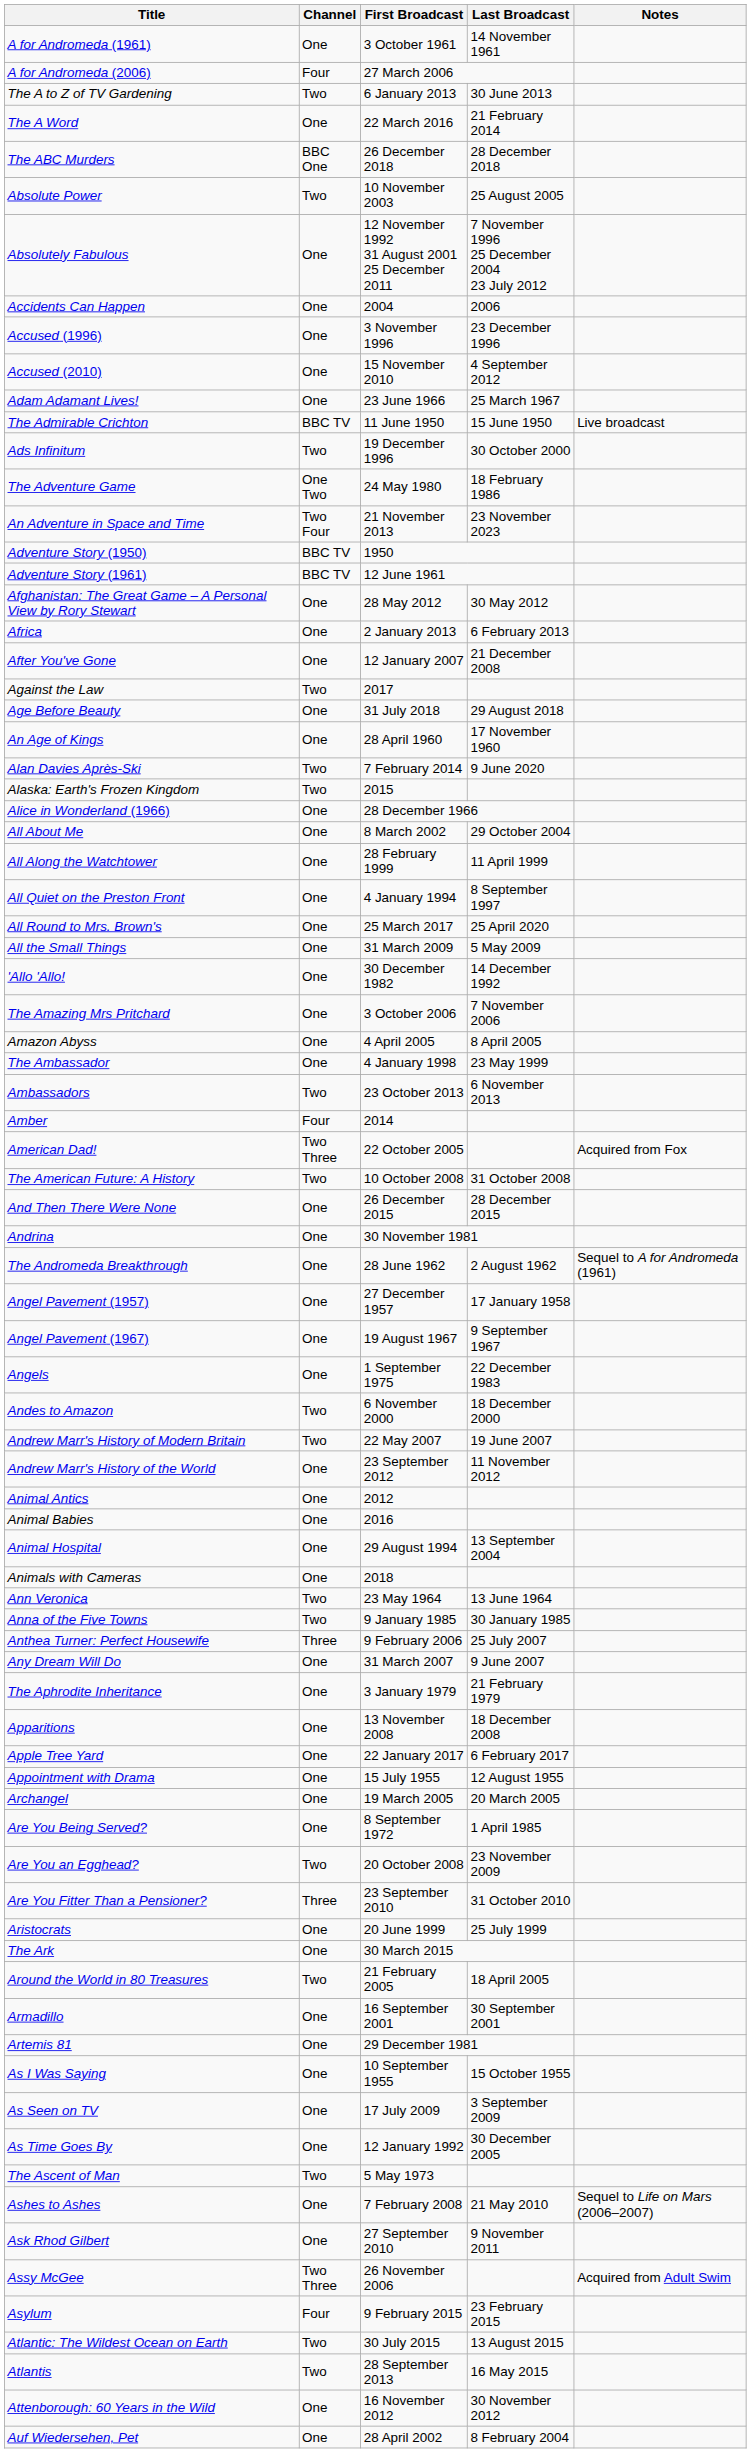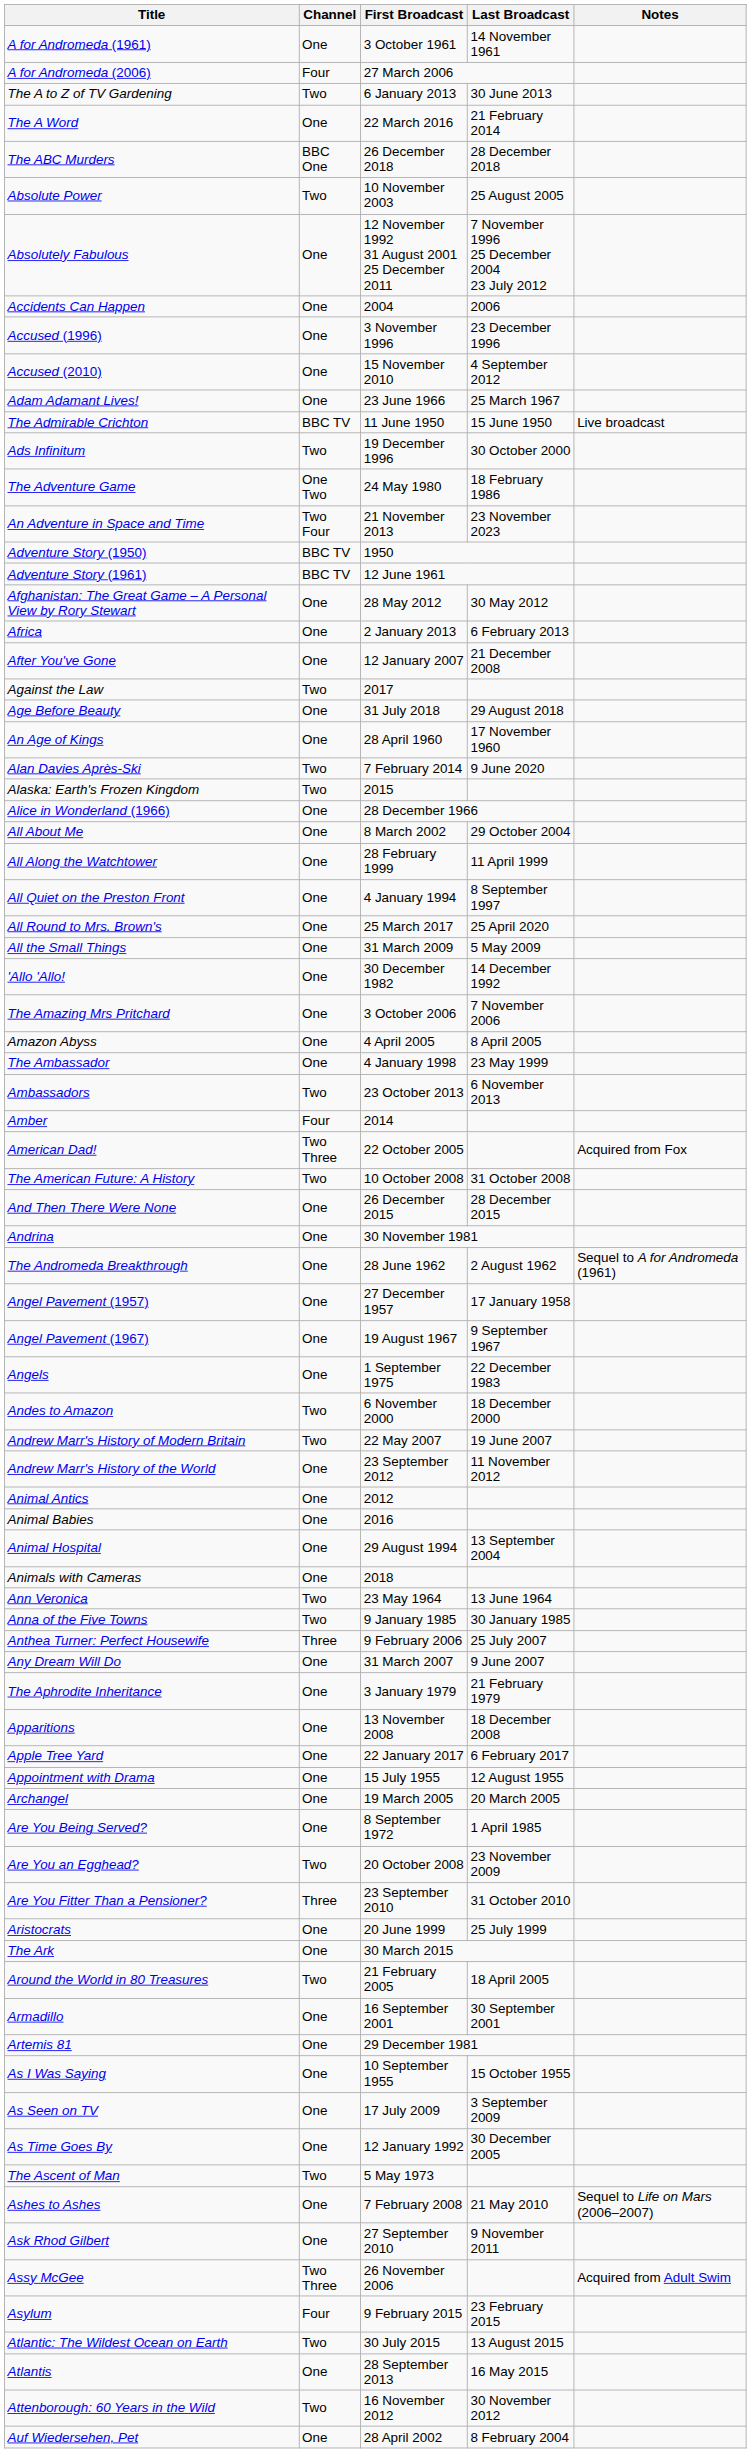(314, 2371) Two -> (315, 2371) One
(315, 2408) One -> (314, 2408) Two
